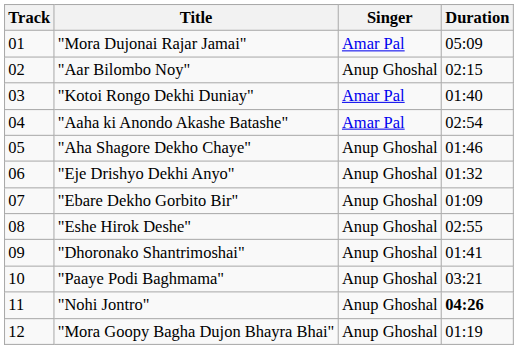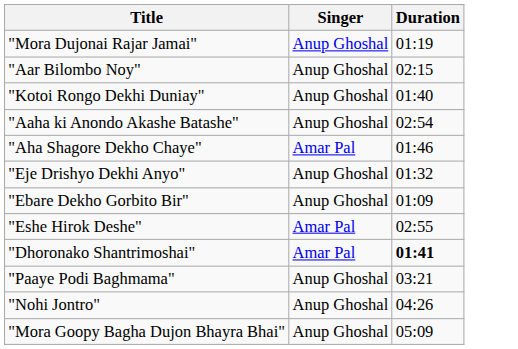- column: (29, 17)
(373, 43) Amar Pal -> (340, 43) Anup Ghoshal
(464, 43) 05:09 -> (415, 43) 01:19
(373, 95) Amar Pal -> (340, 95) Anup Ghoshal
(373, 122) Amar Pal -> (340, 122) Anup Ghoshal
(390, 148) Anup Ghoshal -> (324, 148) Amar Pal
(390, 226) Anup Ghoshal -> (324, 226) Amar Pal
(390, 252) Anup Ghoshal -> (324, 252) Amar Pal
(464, 252) normal -> (415, 252) bold
(464, 305) bold -> (415, 305) normal
(464, 331) 01:19 -> (415, 331) 05:09
